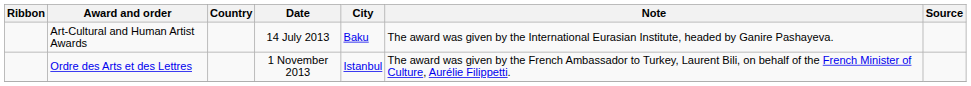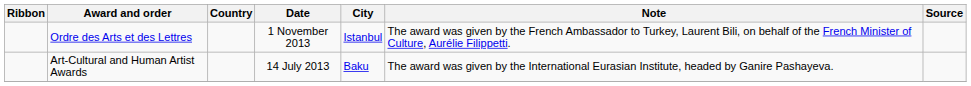rows swapped: (122, 37) <-> (121, 67)
